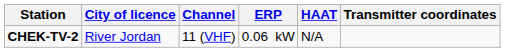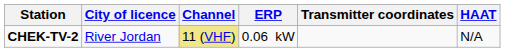columns swapped: (319, 15) <-> (420, 15)
(209, 36) no background -> (209, 36) khaki background
